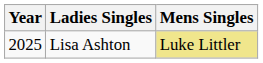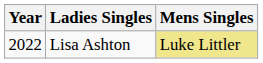(25, 44) 2025 -> (25, 44) 2022
